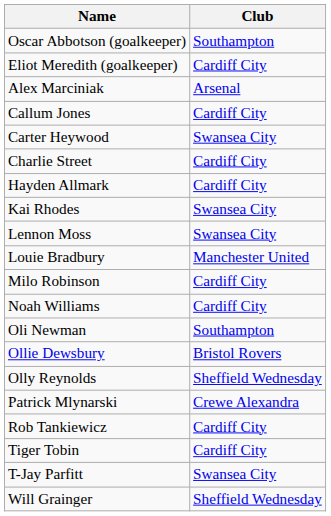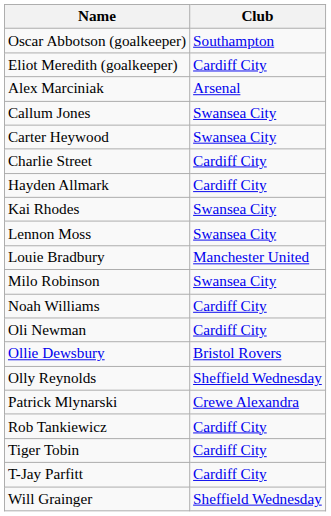(230, 112) Cardiff City -> (235, 112) Swansea City
(230, 281) Cardiff City -> (235, 281) Swansea City
(234, 329) Southampton -> (230, 329) Cardiff City
(235, 474) Swansea City -> (230, 474) Cardiff City
